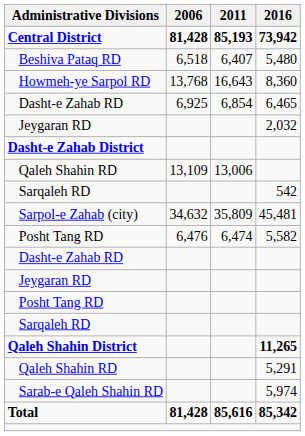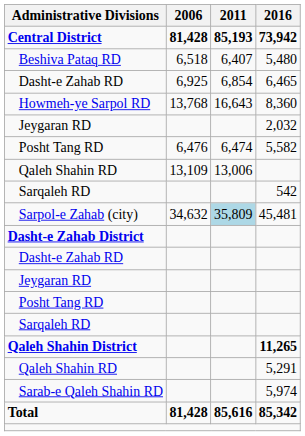rows swapped: (71, 103) <-> (85, 81)
rows swapped: (61, 236) <-> (76, 147)
(233, 214) no background -> (233, 214) lightblue background
